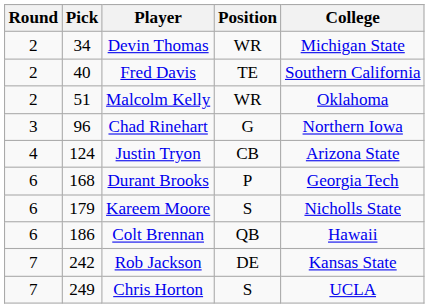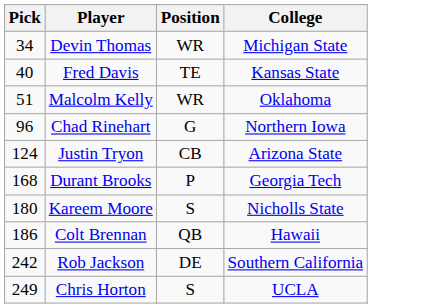- column: (33, 18)
(353, 72) Southern California -> (295, 72) Kansas State
(82, 208) 179 -> (25, 208) 180
(353, 262) Kansas State -> (295, 262) Southern California
